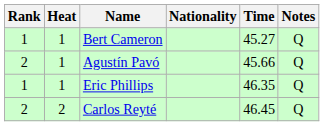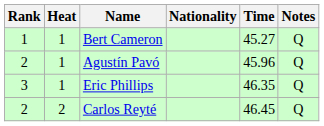(259, 62) 45.66 -> (259, 62) 45.96
(24, 86) 1 -> (24, 86) 3
